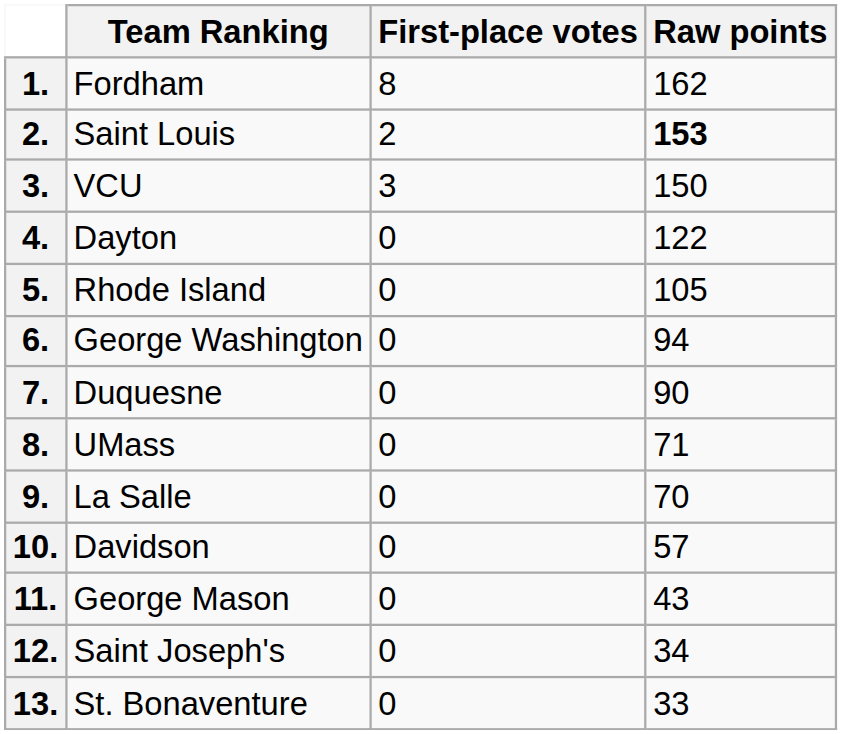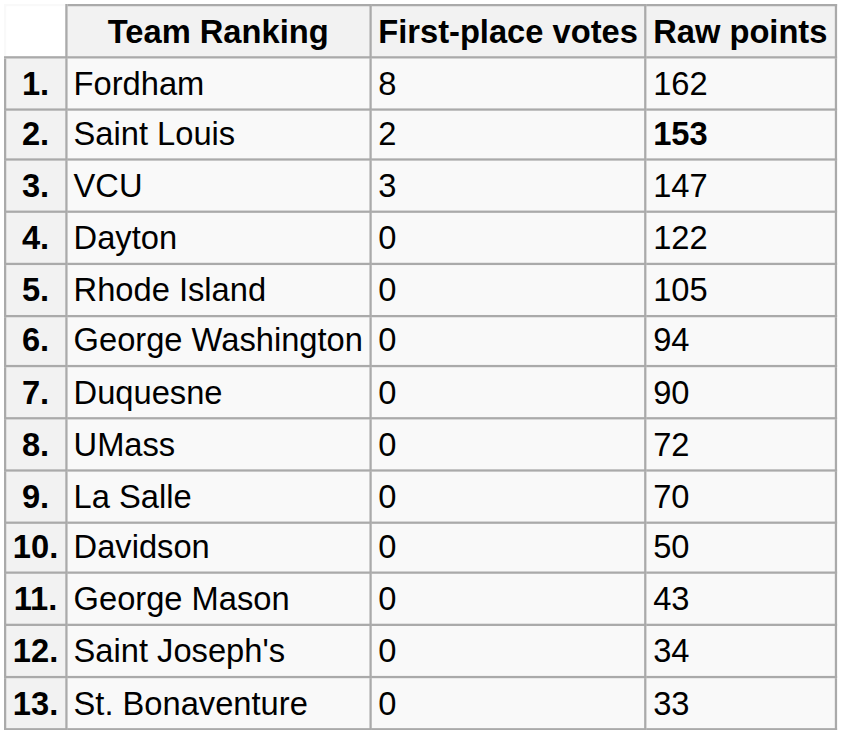(680, 186) 150 -> (680, 186) 147
(671, 444) 71 -> (671, 444) 72
(671, 548) 57 -> (671, 548) 50
